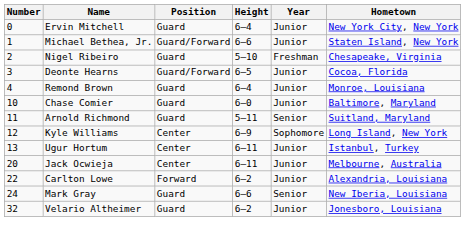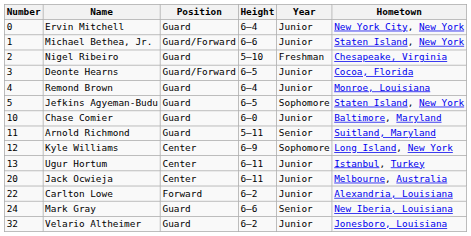+ row: (102, 103)
